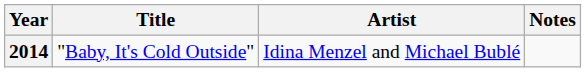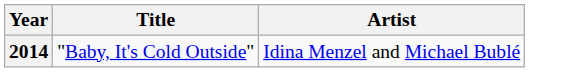- column: (553, 19)
